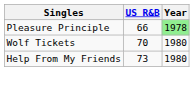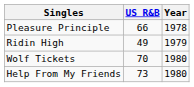(176, 28) lightgreen background -> (176, 28) no background
+ row: (35, 43)
